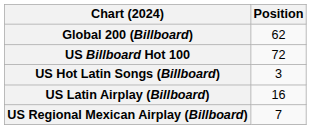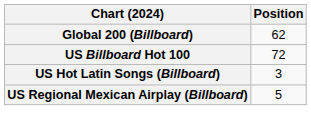- row: (128, 94)
(279, 114) 7 -> (279, 94) 5
